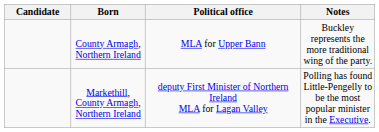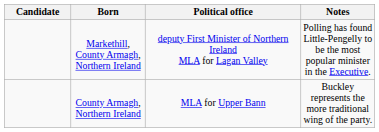rows swapped: (108, 49) <-> (108, 103)
